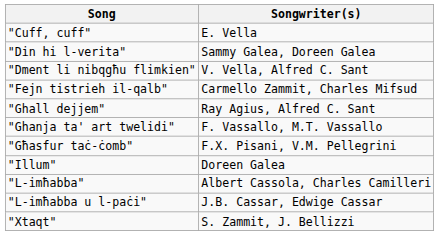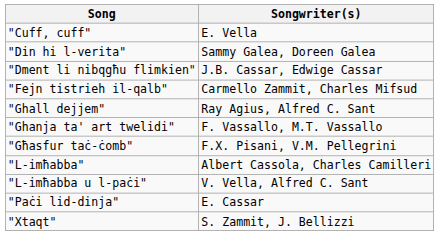(285, 70) V. Vella, Alfred C. Sant -> (292, 70) J.B. Cassar, Edwige Cassar
- row: (32, 165)
(292, 202) J.B. Cassar, Edwige Cassar -> (285, 184) V. Vella, Alfred C. Sant
+ row: (63, 202)
